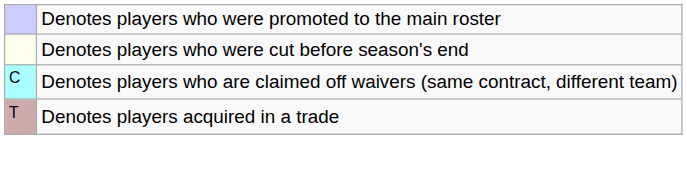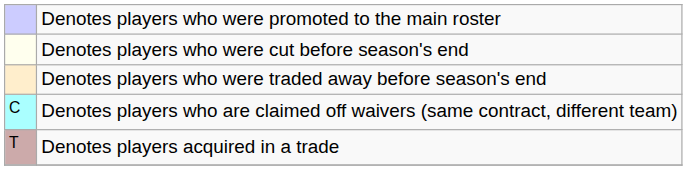+ row: (294, 79)
